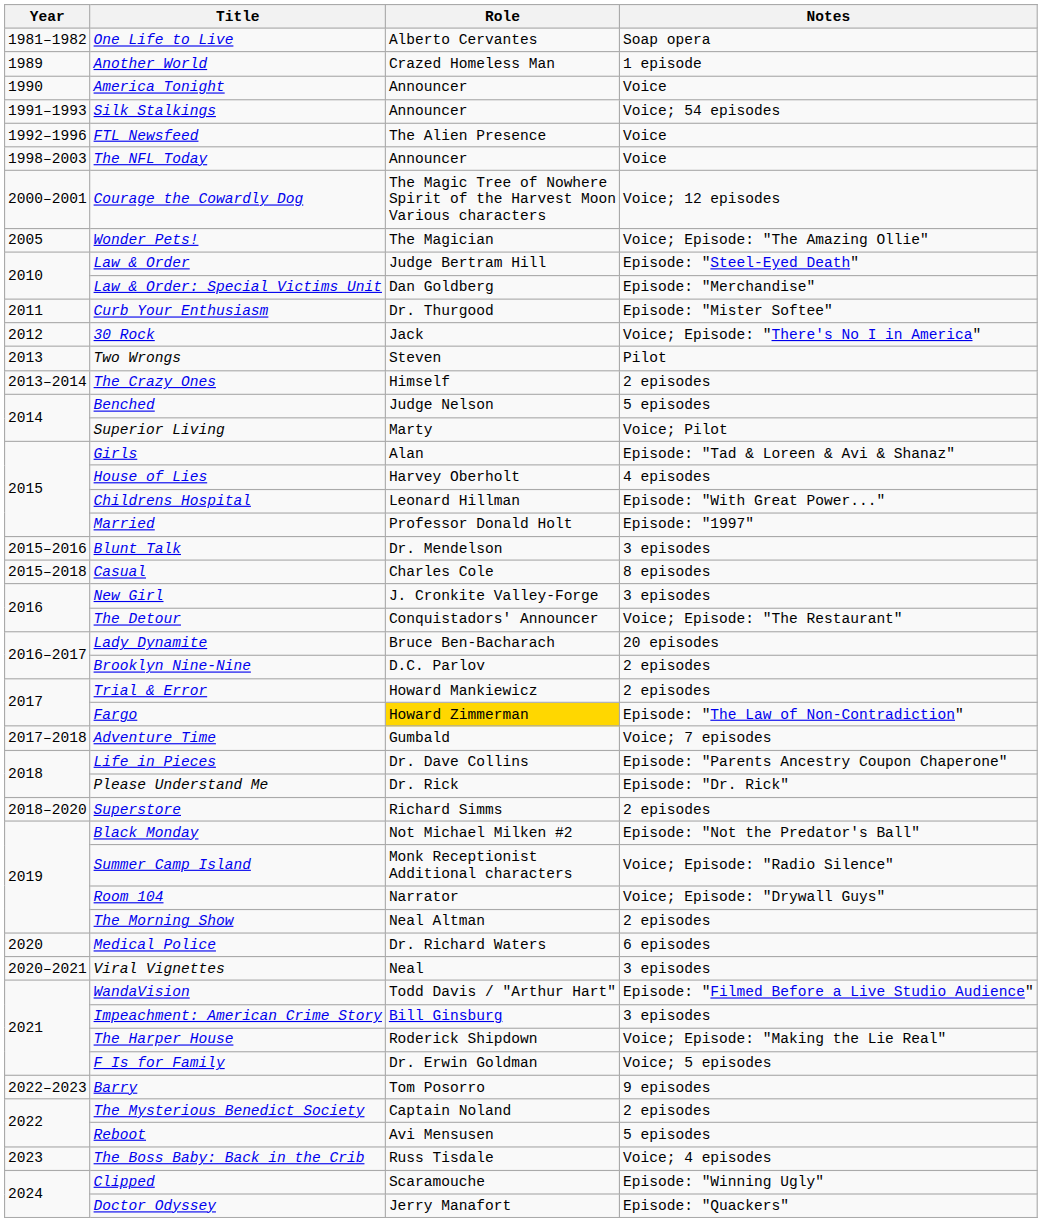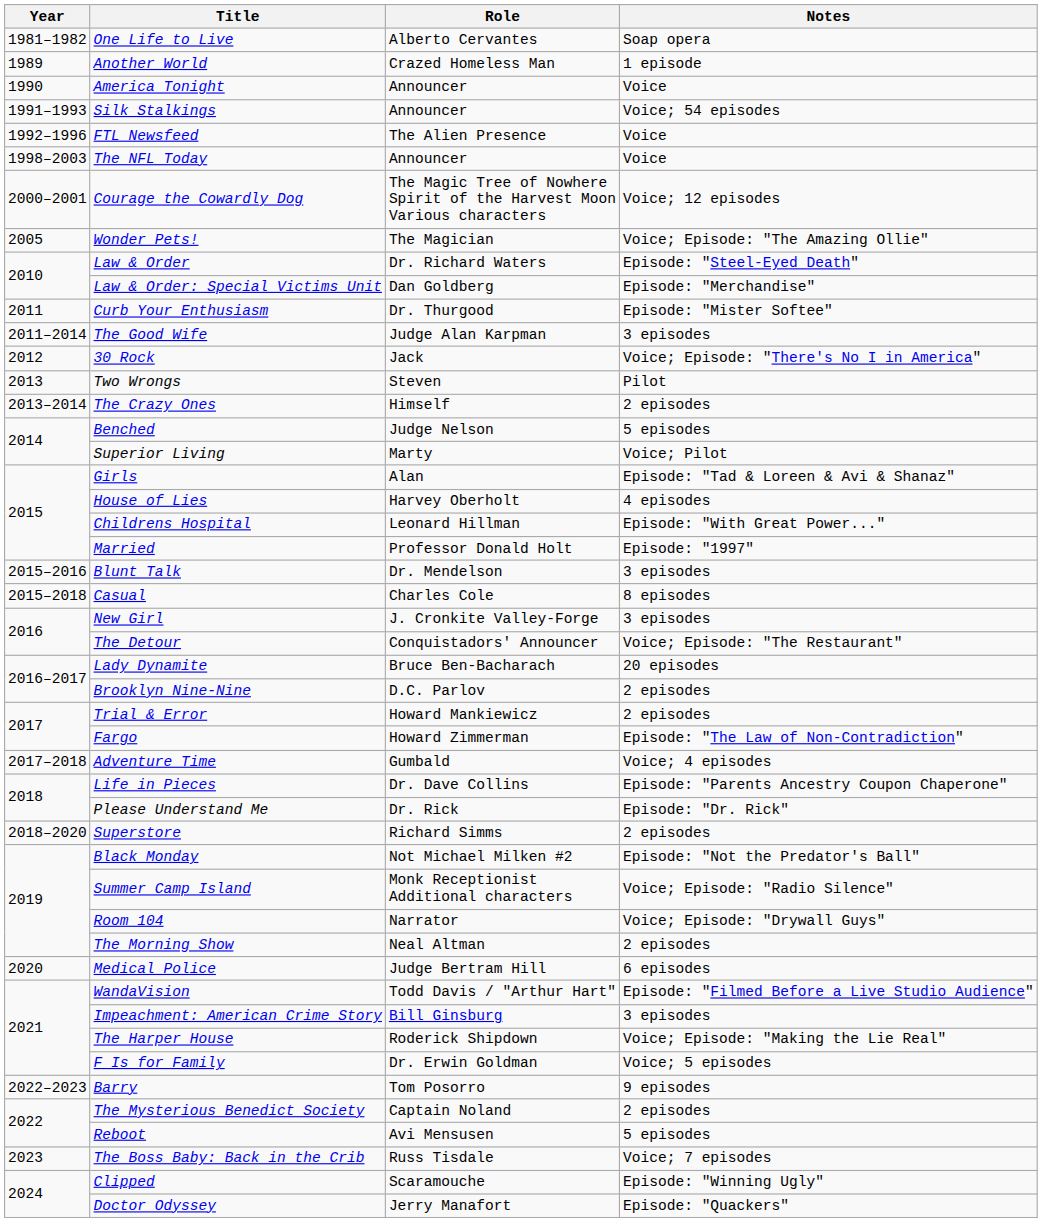(468, 264) Judge Bertram Hill -> (468, 264) Dr. Richard Waters
+ row: (150, 335)
(459, 714) gold background -> (459, 738) no background
(697, 738) Voice; 7 episodes -> (697, 762) Voice; 4 episodes
(468, 945) Dr. Richard Waters -> (468, 969) Judge Bertram Hill
- row: (159, 969)
(697, 1158) Voice; 4 episodes -> (697, 1158) Voice; 7 episodes
